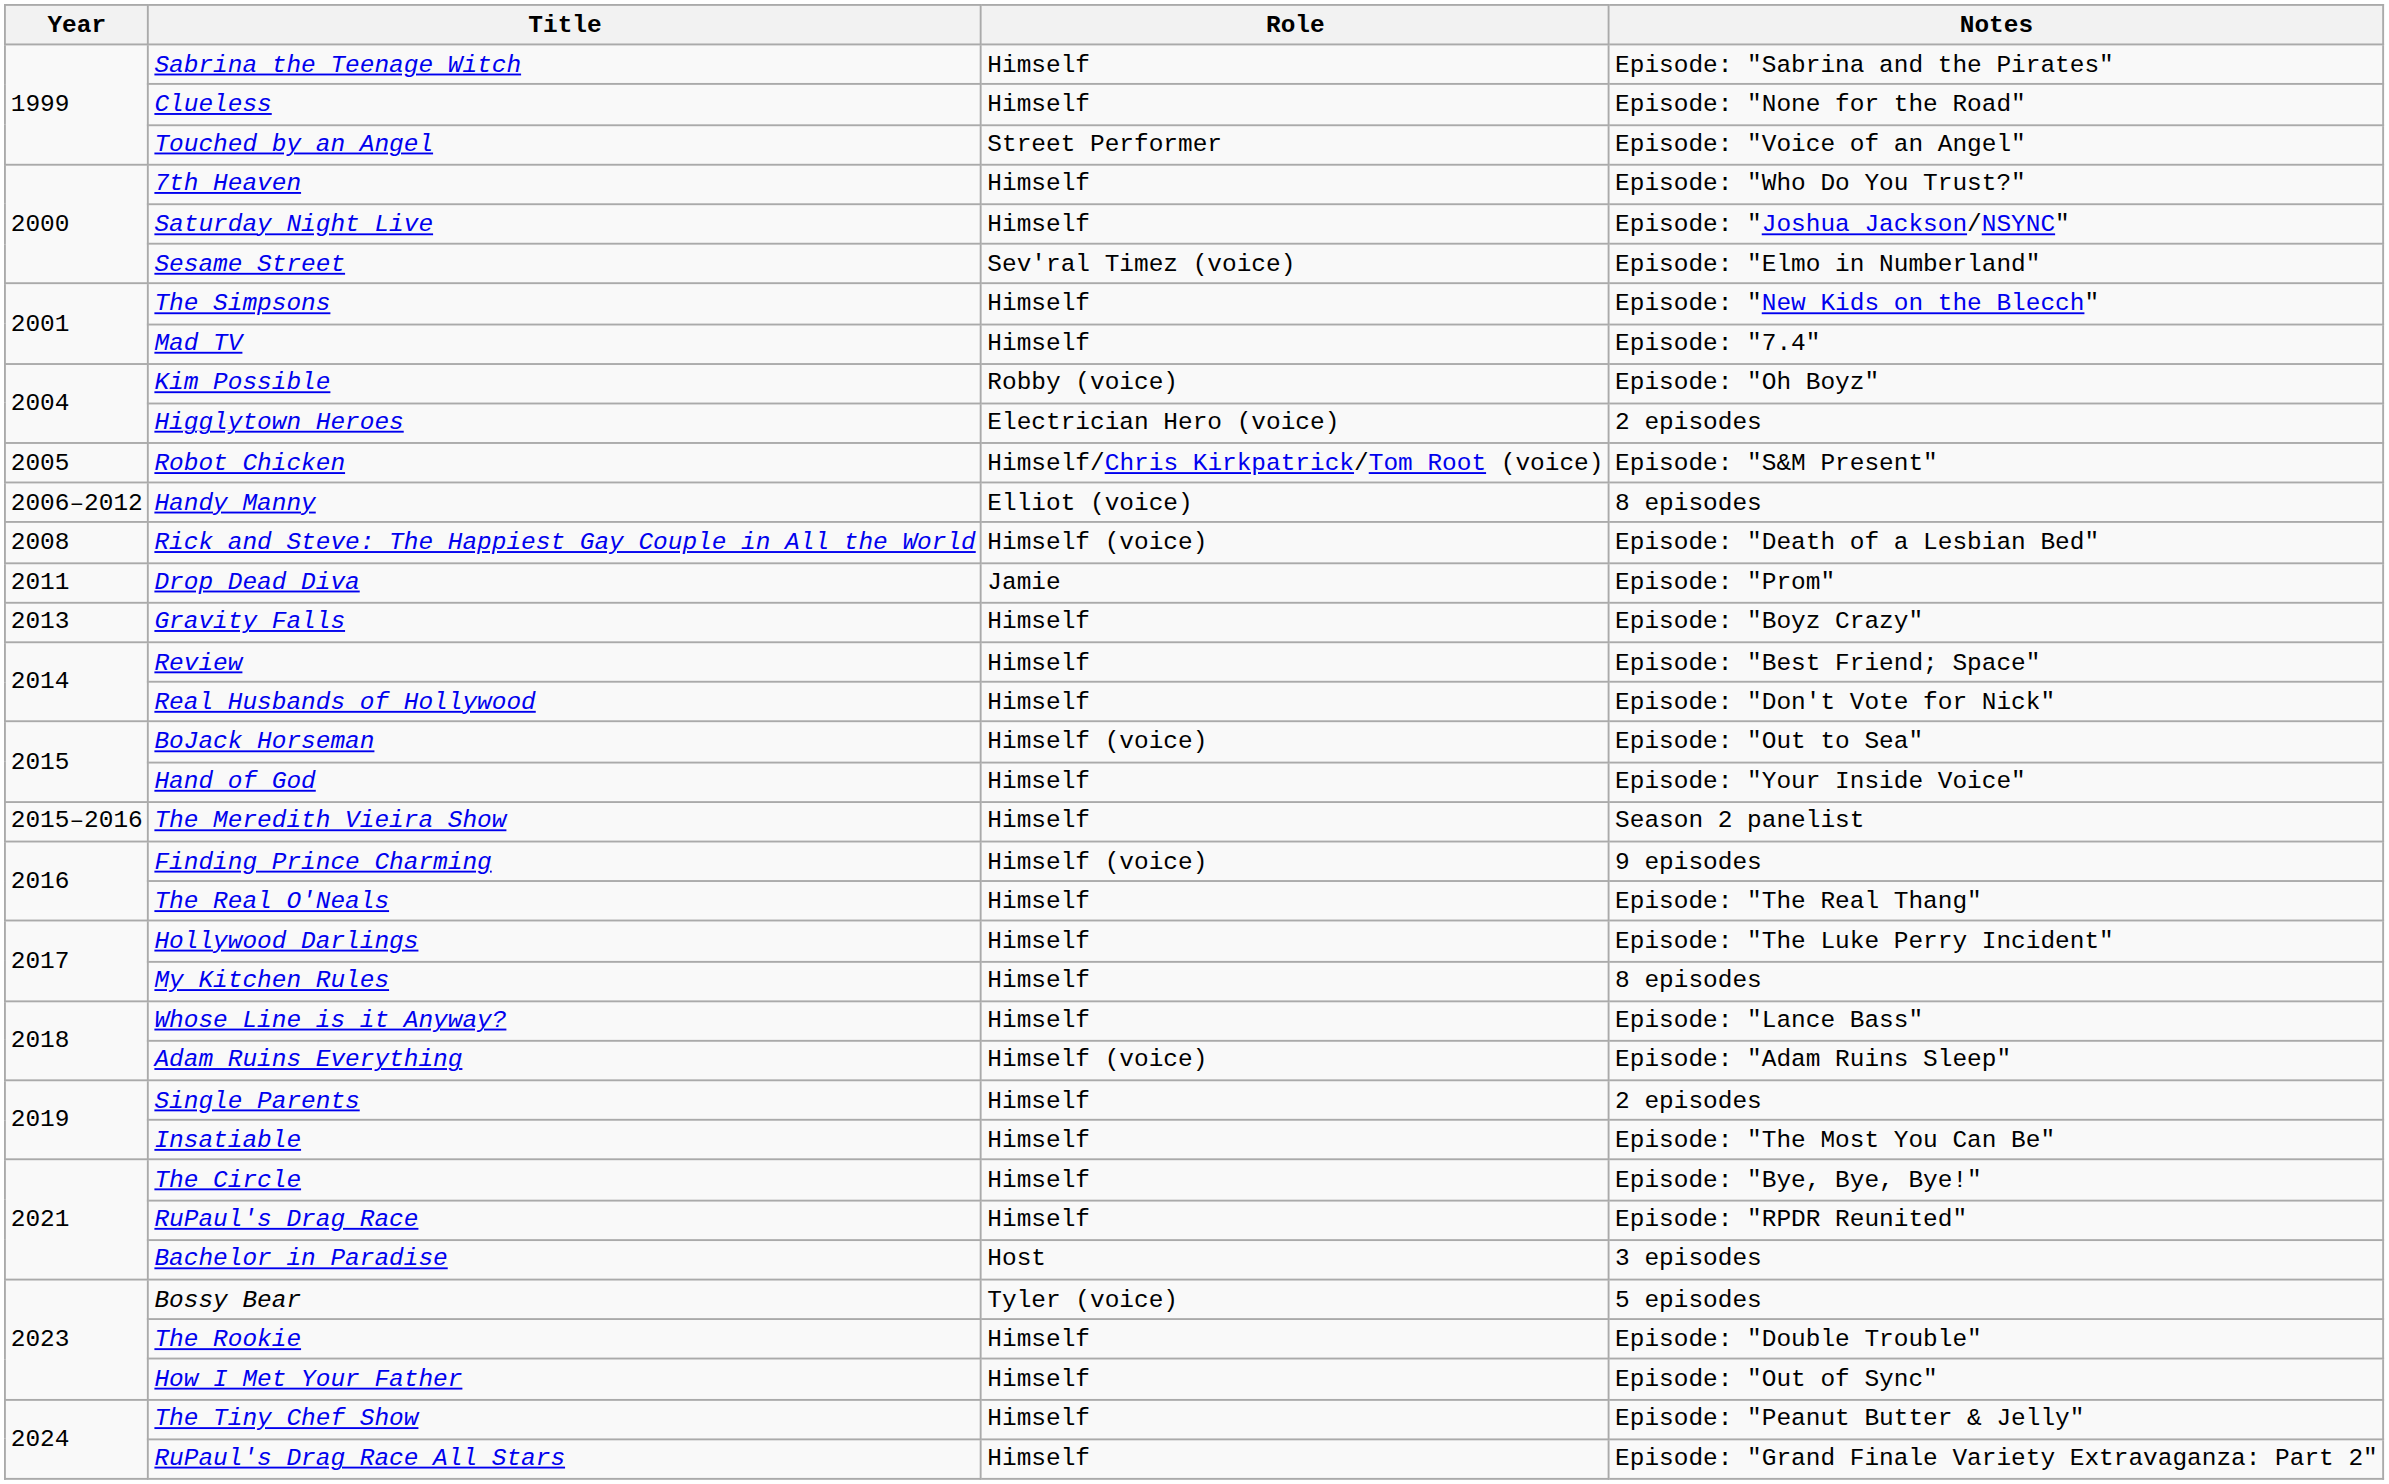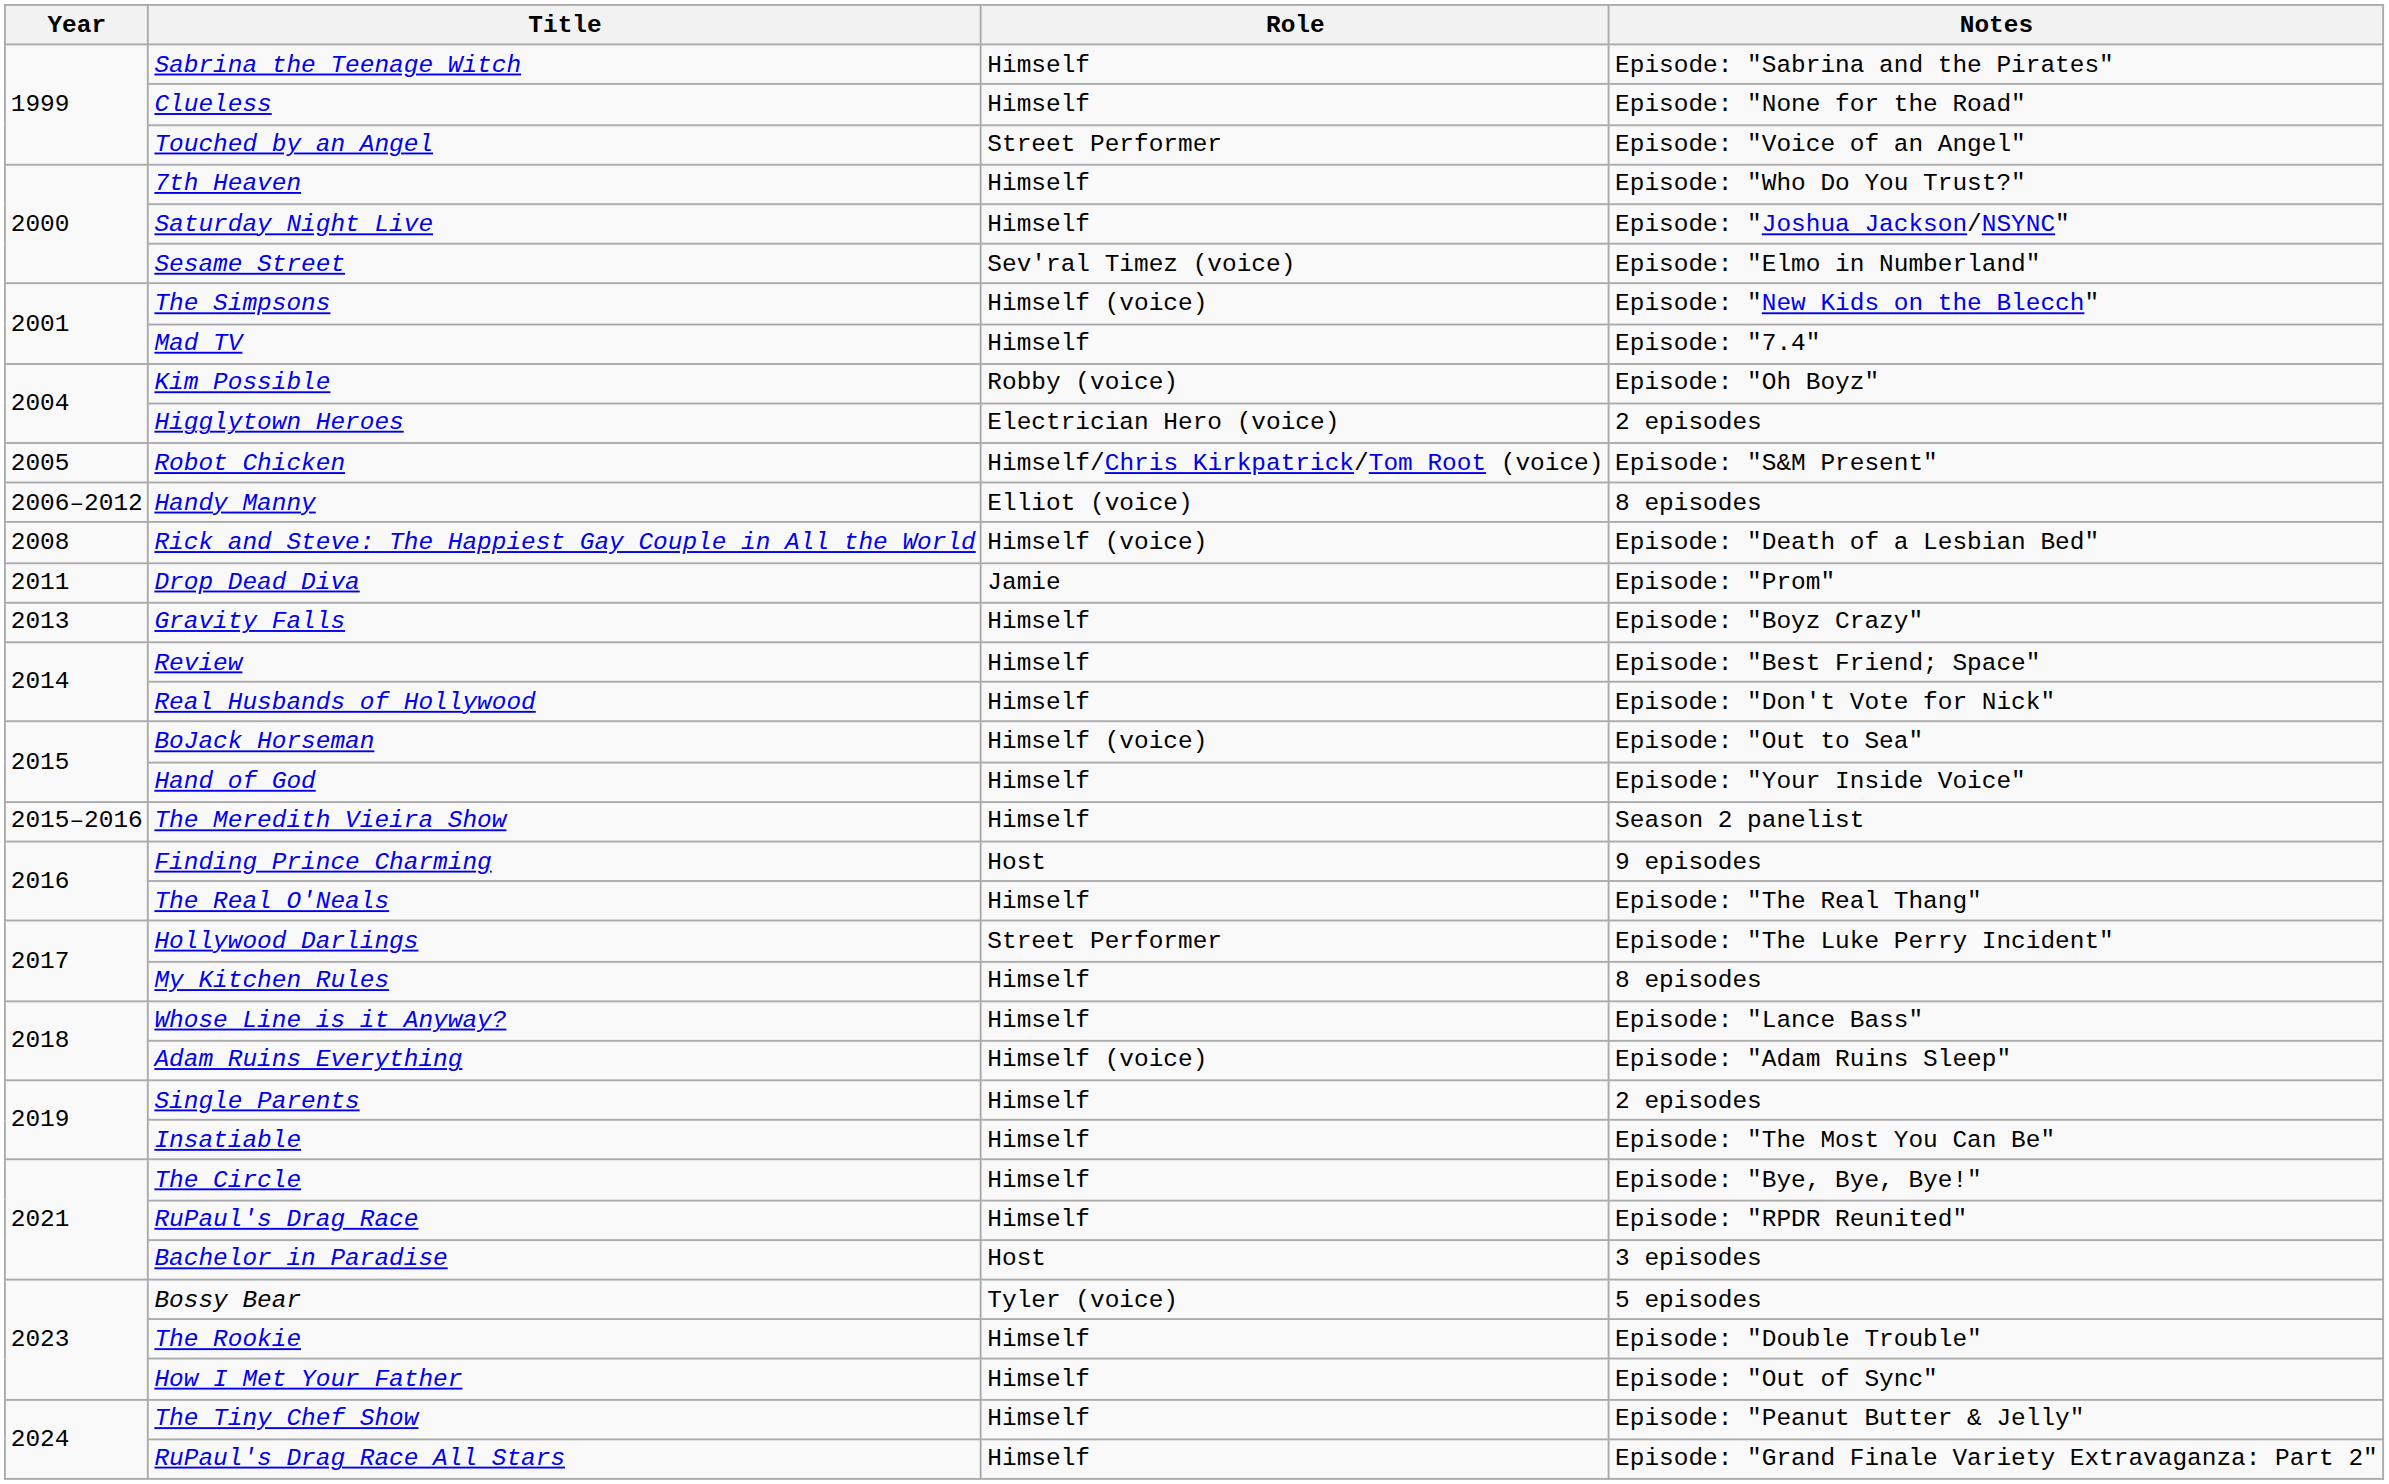(1039, 304) Himself -> (1097, 304) Himself (voice)
(1097, 861) Himself (voice) -> (1017, 861) Host
(1039, 941) Himself -> (1105, 941) Street Performer
